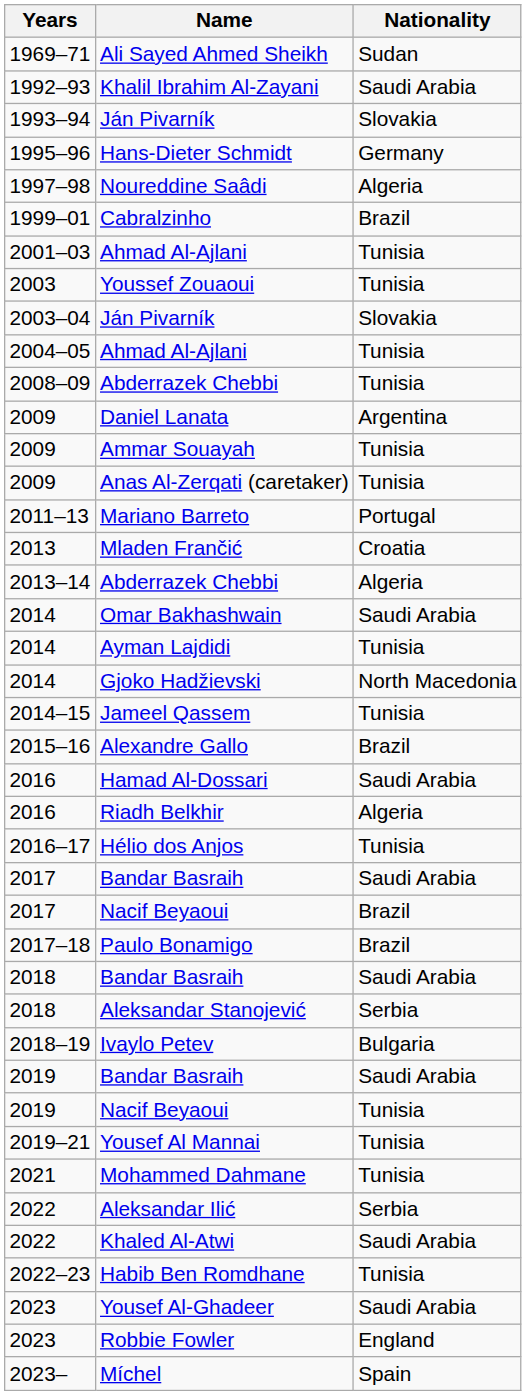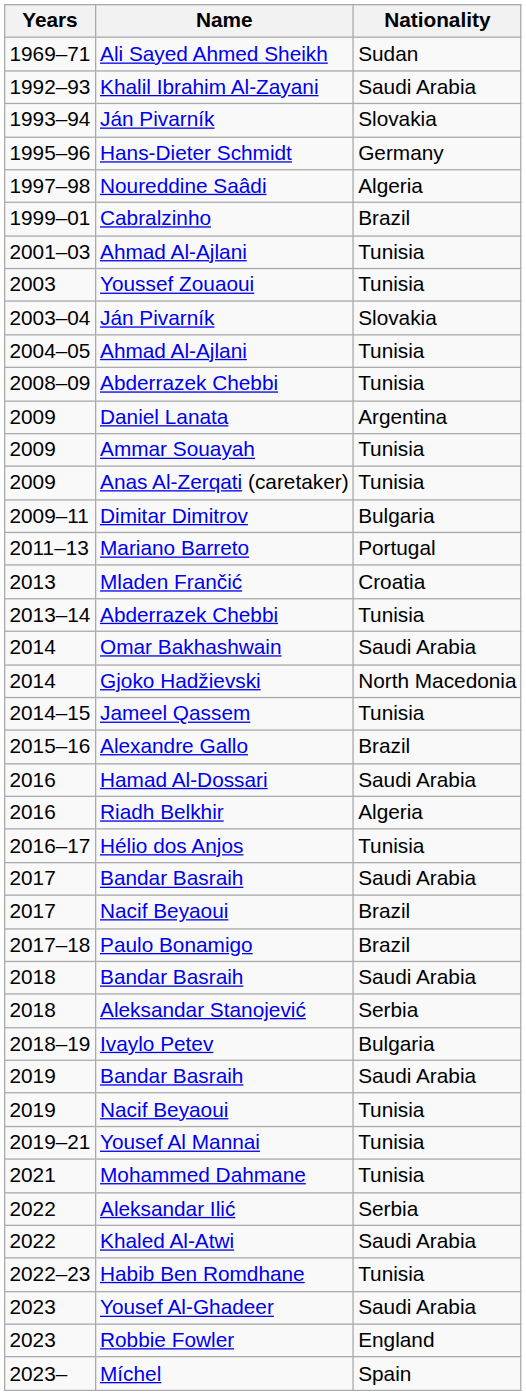+ row: (49, 515)
(391, 581) Algeria -> (391, 614) Tunisia
- row: (33, 647)
